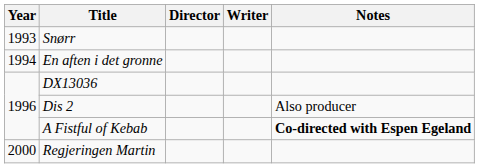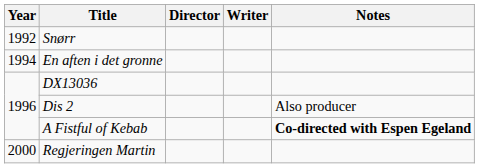(22, 38) 1993 -> (22, 38) 1992
